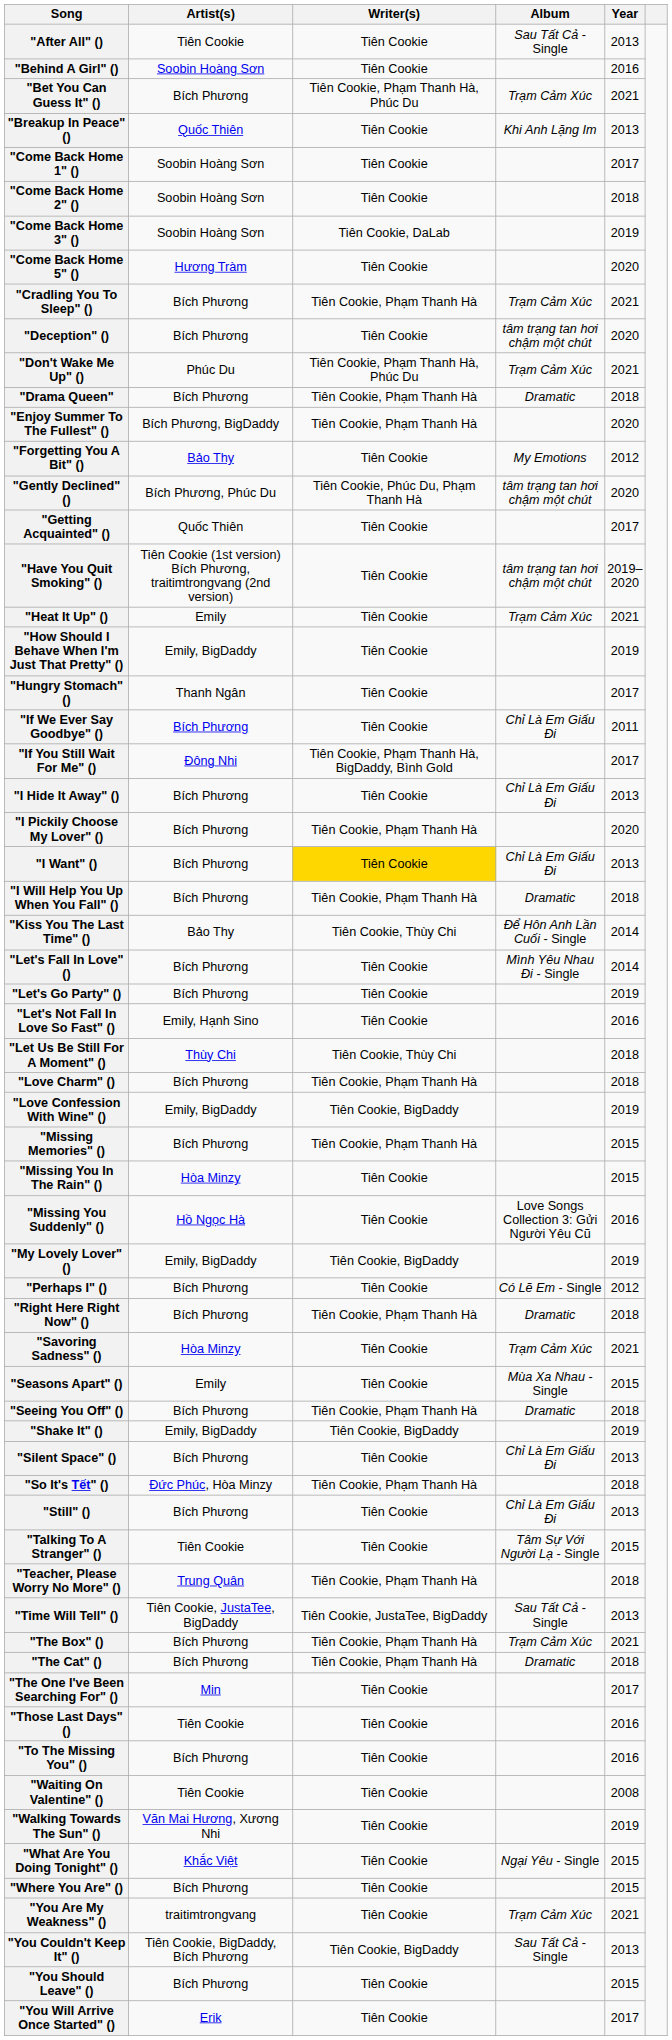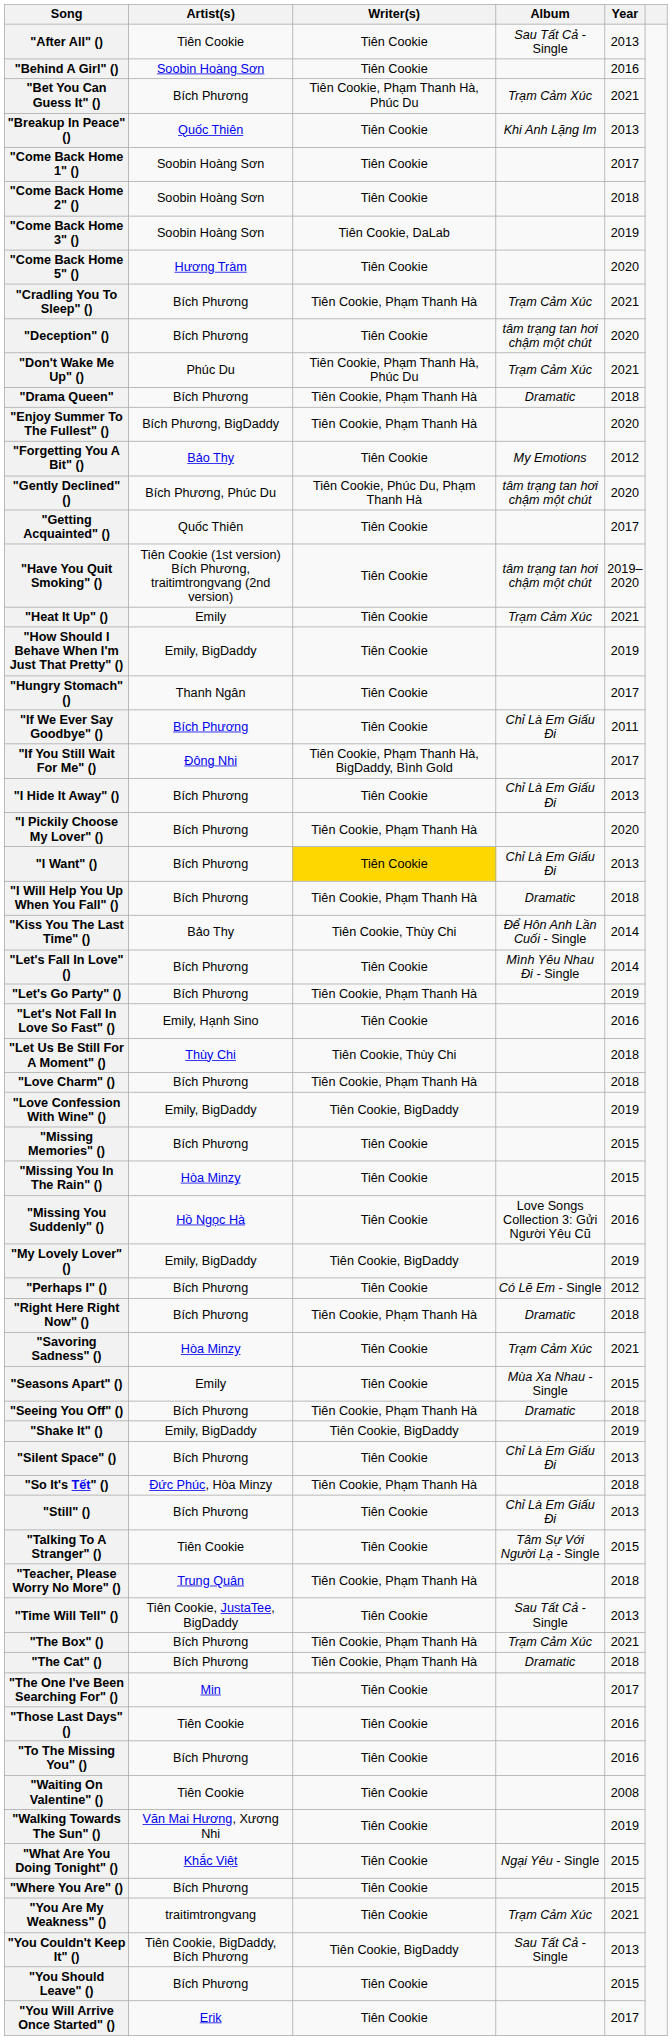(394, 994) Tiên Cookie -> (394, 994) Tiên Cookie, Phạm Thanh Hà
(394, 1144) Tiên Cookie, Phạm Thanh Hà -> (394, 1144) Tiên Cookie
(394, 1615) Tiên Cookie, JustaTee, BigDaddy -> (394, 1615) Tiên Cookie
